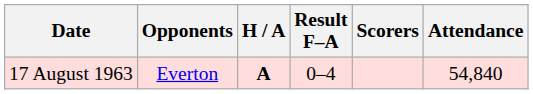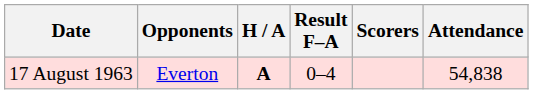(476, 72) 54,840 -> (476, 72) 54,838
